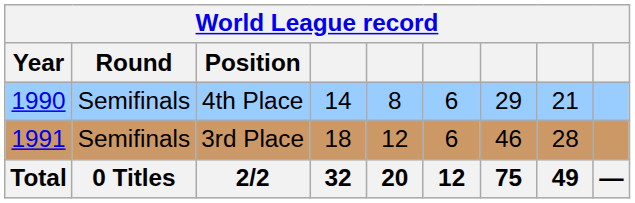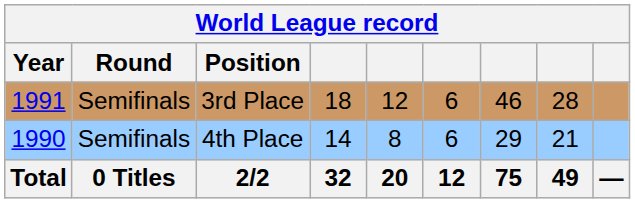rows swapped: (253, 100) <-> (253, 139)
